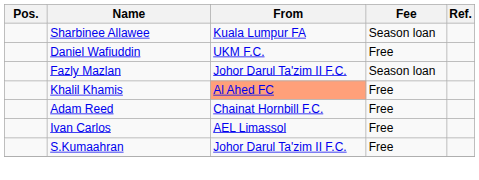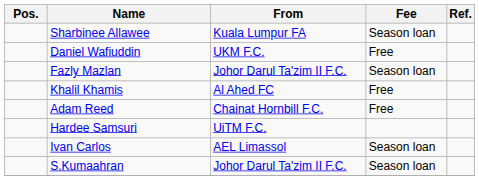(244, 90) lightsalmon background -> (244, 90) no background
+ row: (94, 128)
(381, 128) Free -> (402, 147) Season loan
(381, 147) Free -> (402, 166) Season loan
